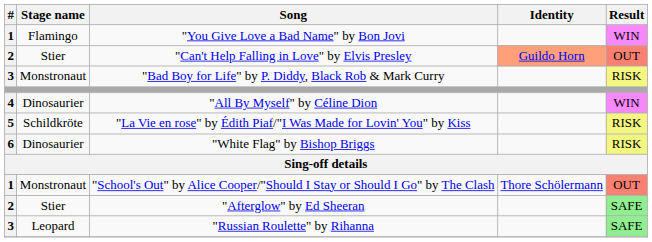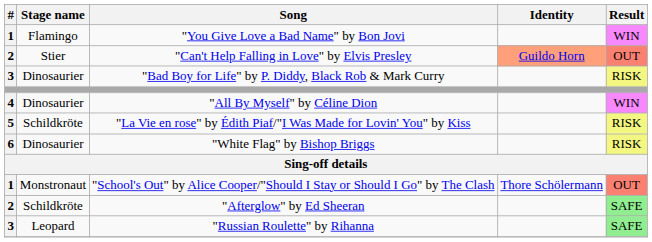(53, 76) Monstronaut -> (53, 76) Dinosaurier
(53, 205) Stier -> (53, 205) Schildkröte
